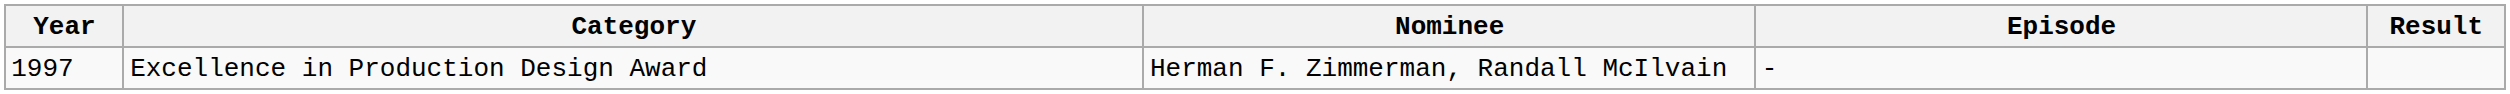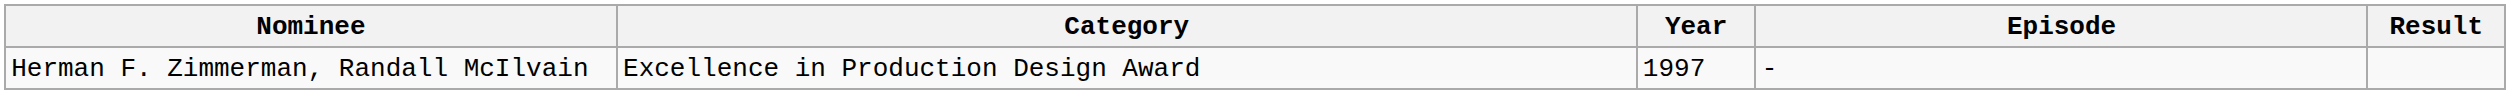columns swapped: (64, 26) <-> (1450, 26)
